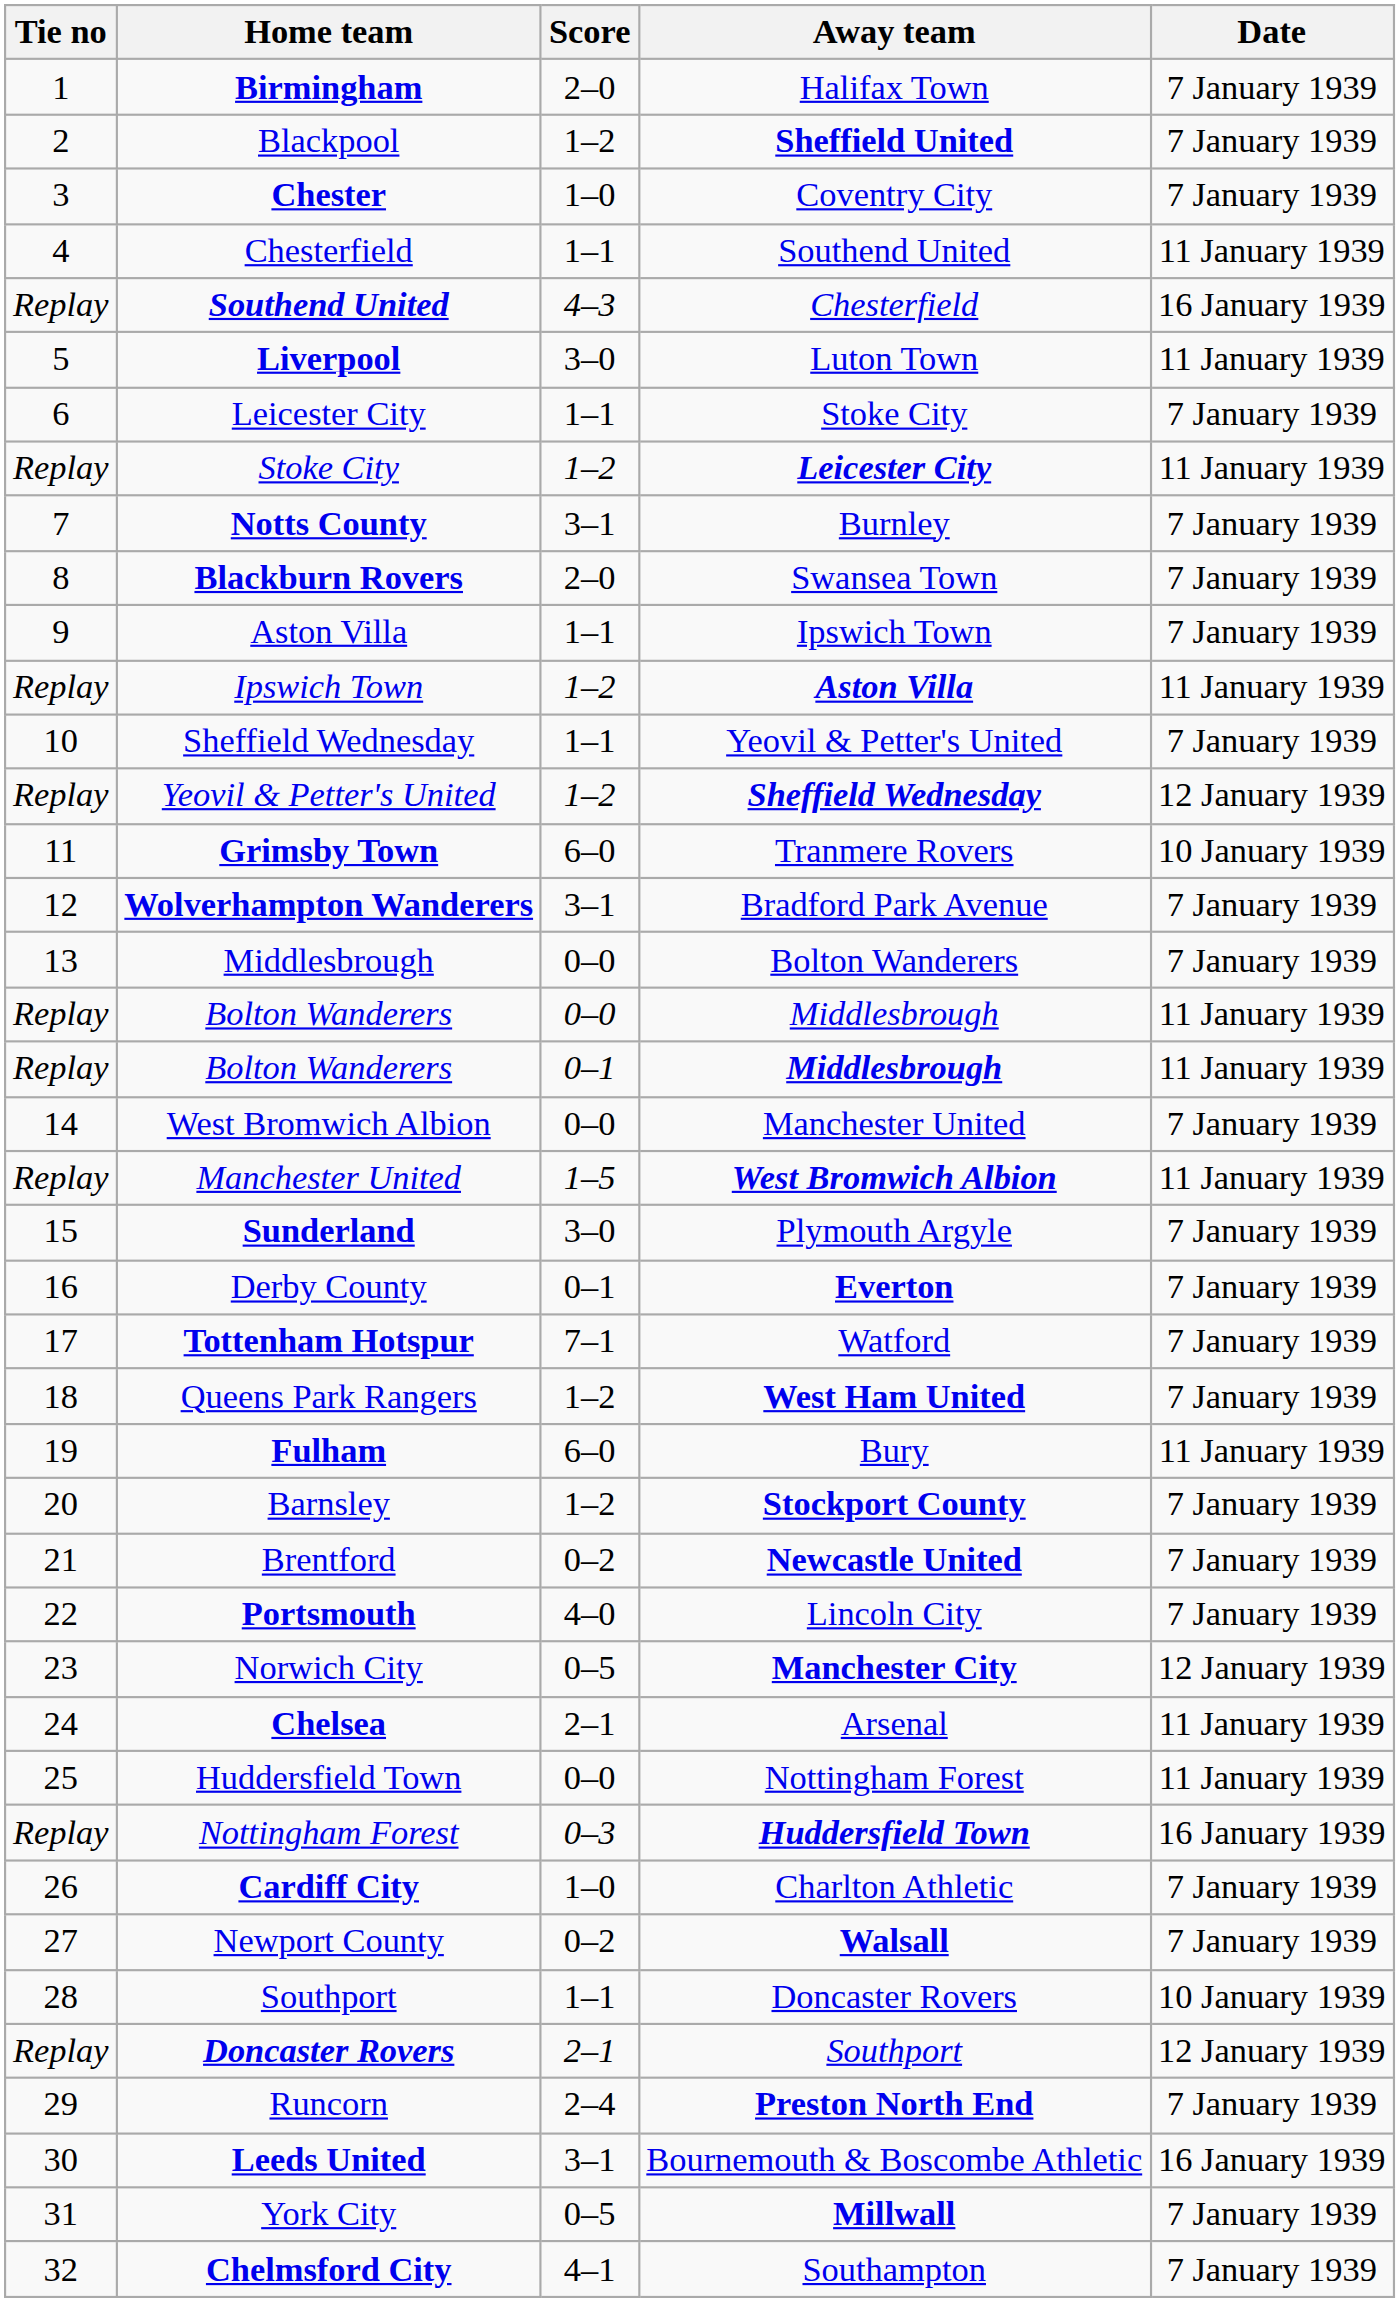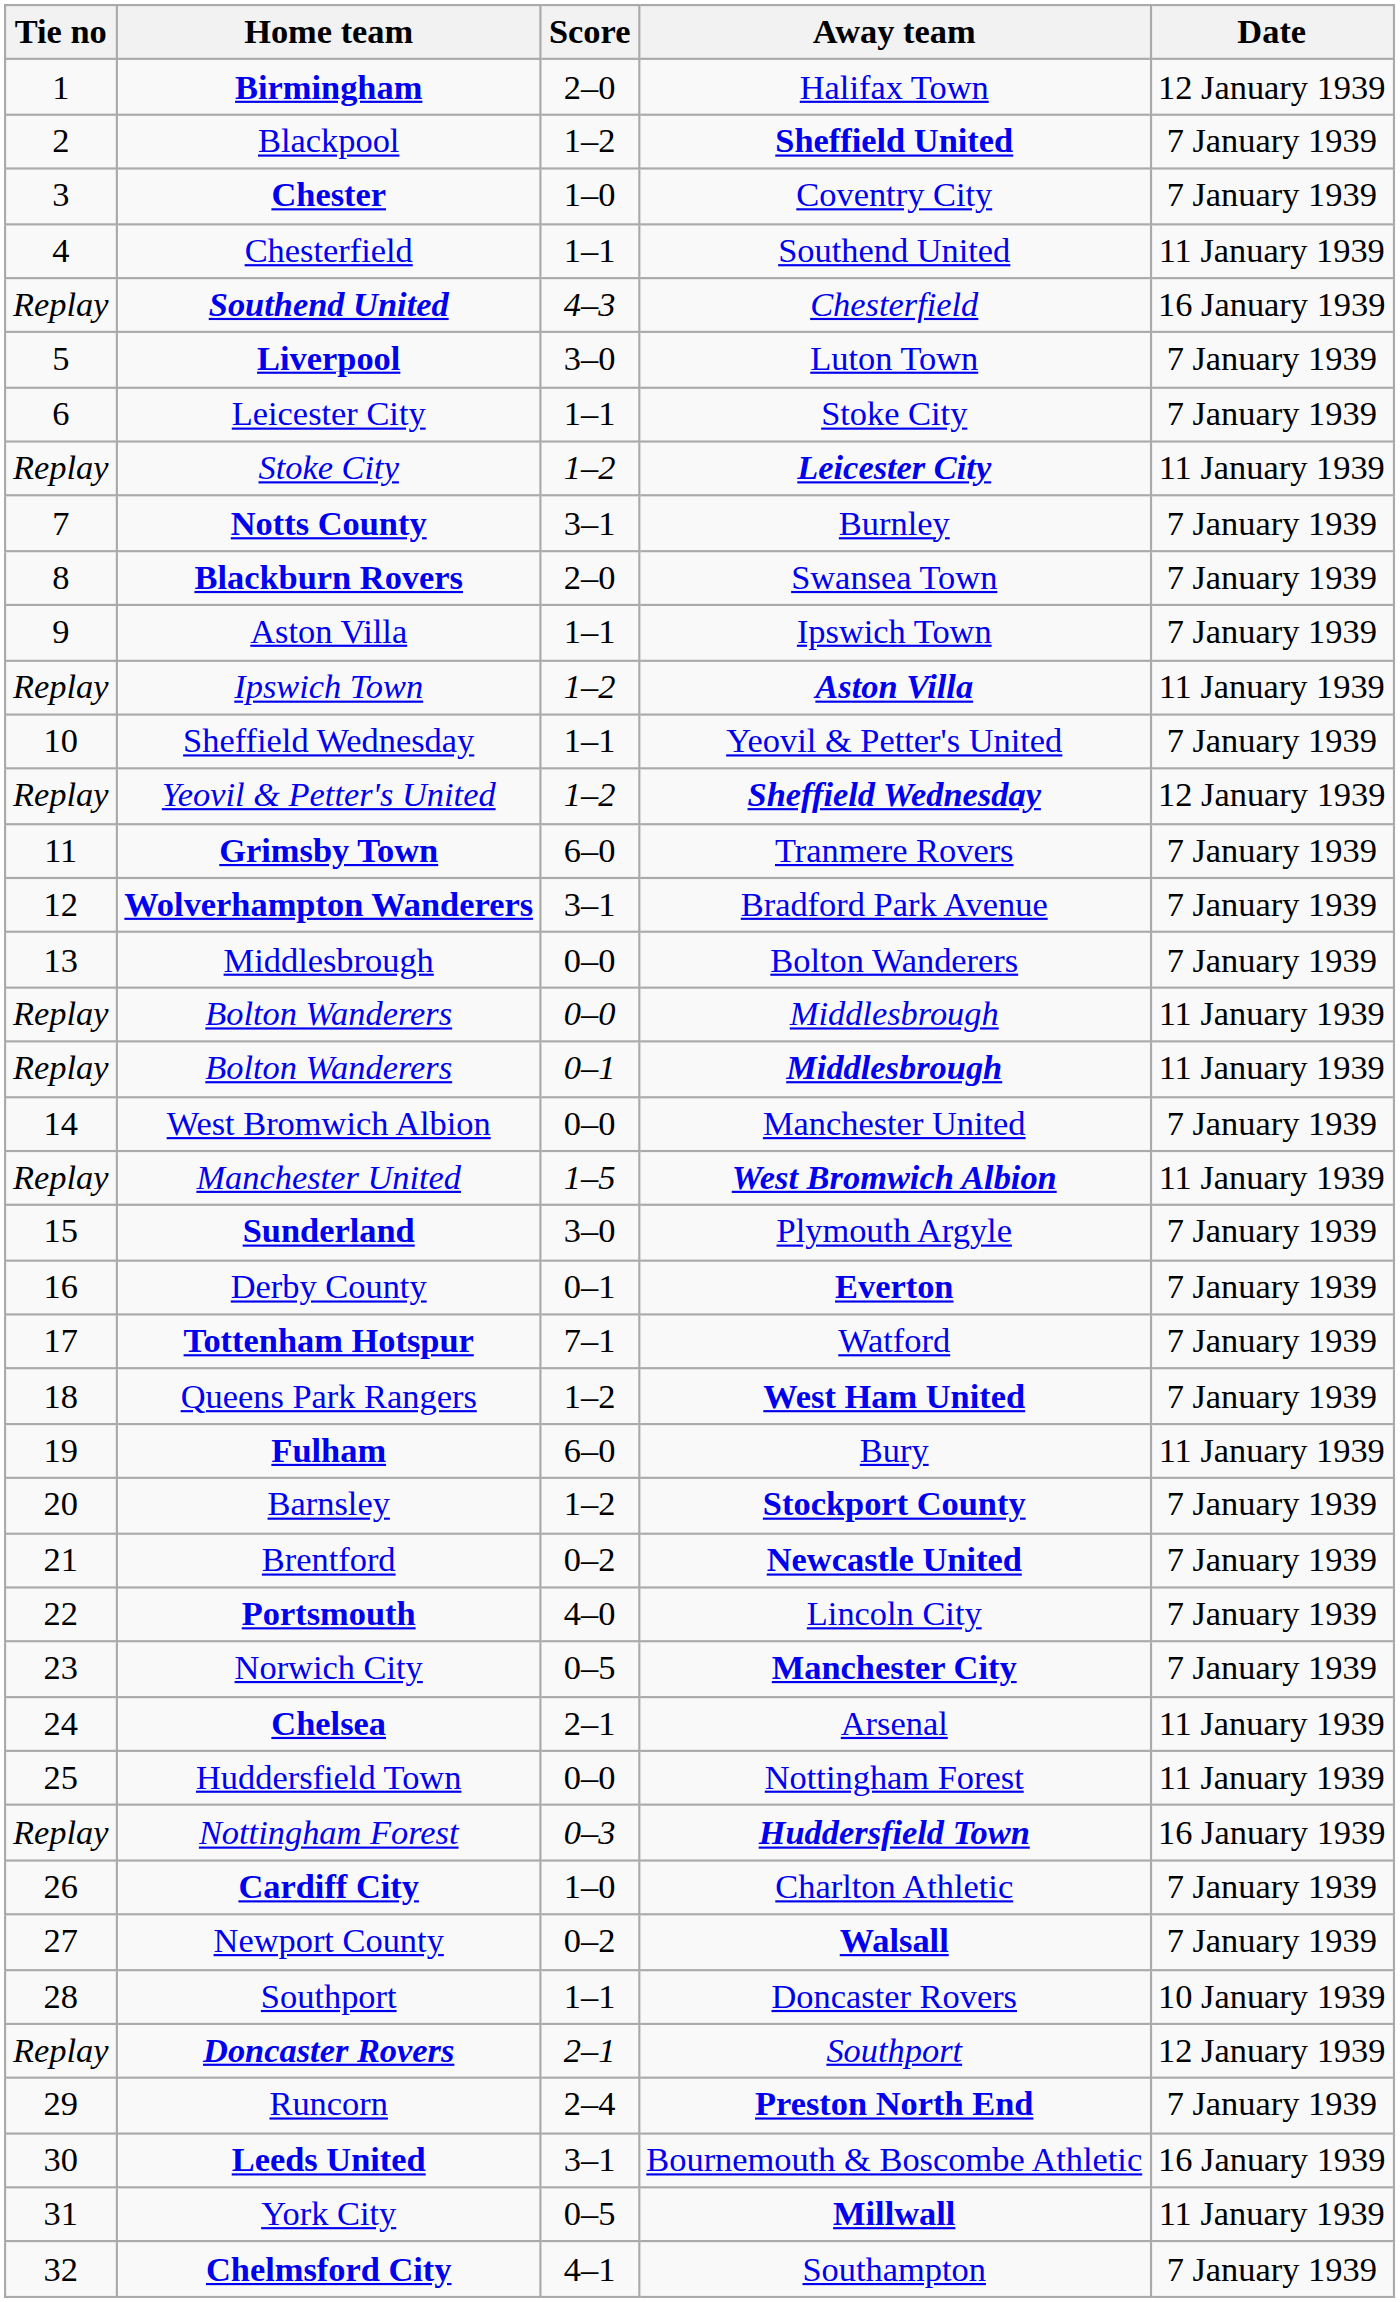(1272, 86) 7 January 1939 -> (1272, 86) 12 January 1939
(1272, 359) 11 January 1939 -> (1272, 359) 7 January 1939
(1272, 850) 10 January 1939 -> (1272, 850) 7 January 1939
(1272, 1668) 12 January 1939 -> (1272, 1668) 7 January 1939
(1272, 2214) 7 January 1939 -> (1272, 2214) 11 January 1939
